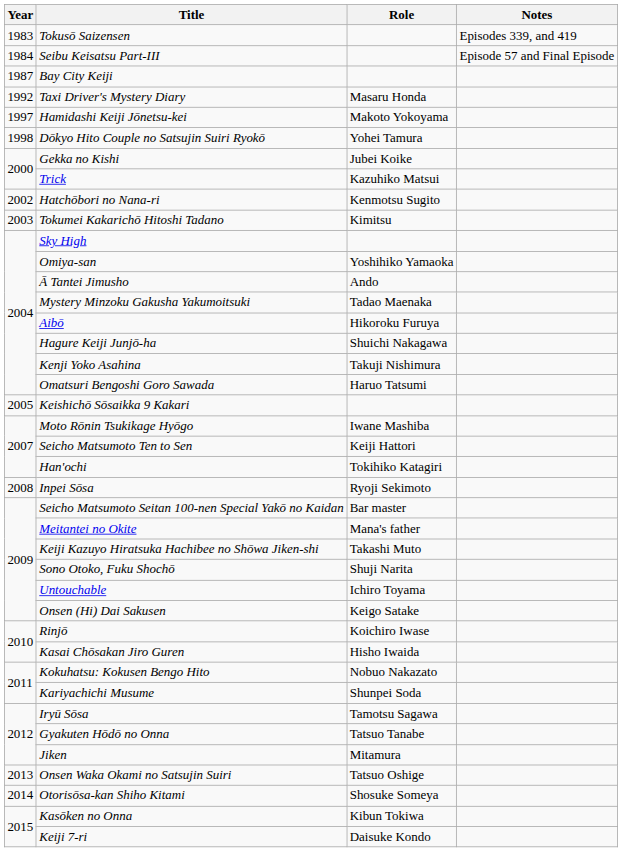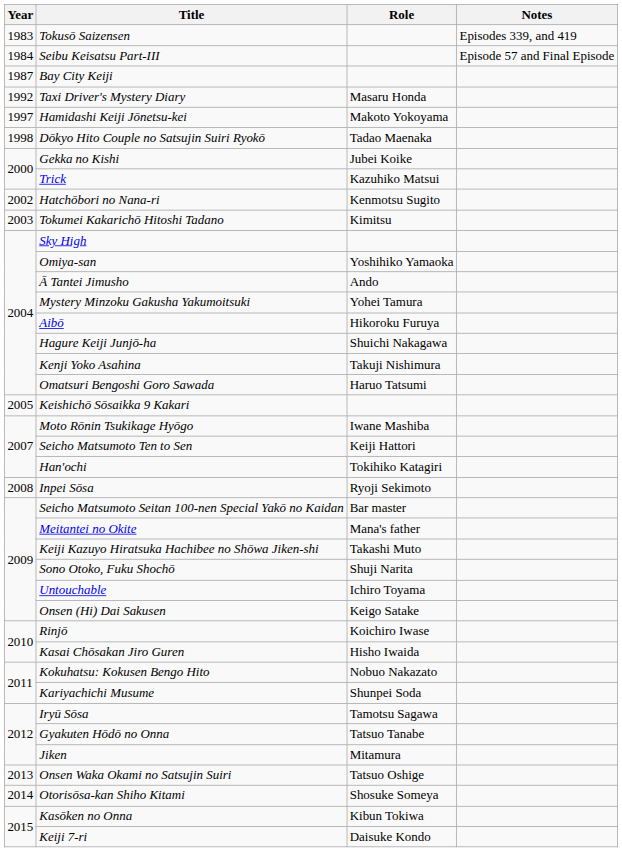(386, 138) Yohei Tamura -> (391, 138) Tadao Maenaka
(391, 302) Tadao Maenaka -> (386, 302) Yohei Tamura
